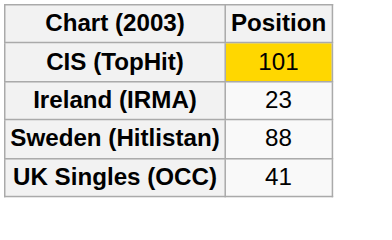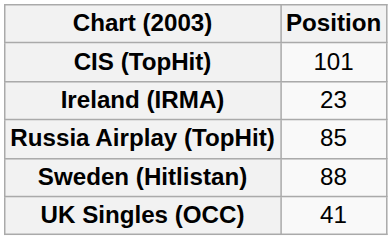(279, 61) gold background -> (334, 61) no background
+ row: (143, 138)
